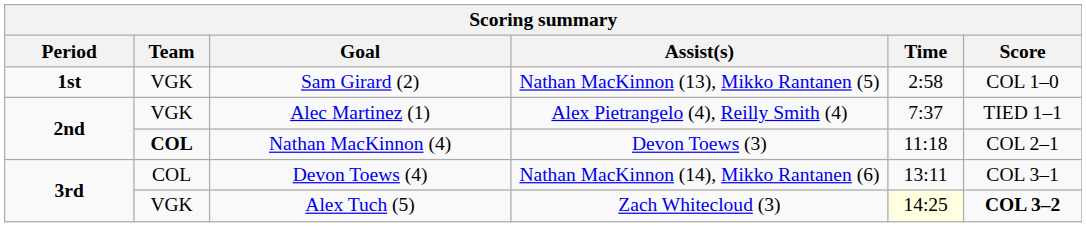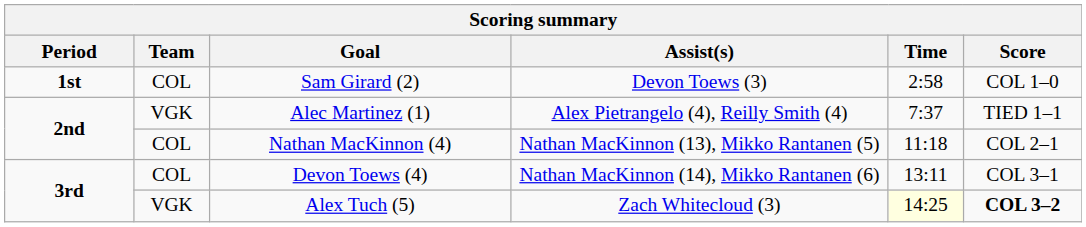(172, 81) VGK -> (172, 81) COL
(699, 81) Nathan MacKinnon (13), Mikko Rantanen (5) -> (699, 81) Devon Toews (3)
(172, 143) bold -> (172, 143) normal
(699, 143) Devon Toews (3) -> (699, 143) Nathan MacKinnon (13), Mikko Rantanen (5)
